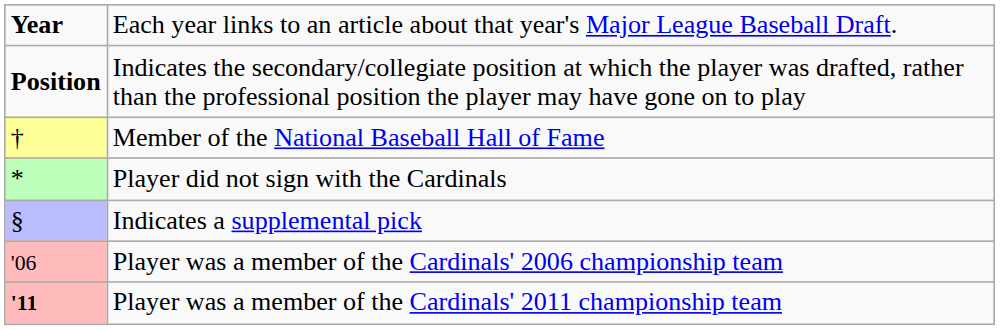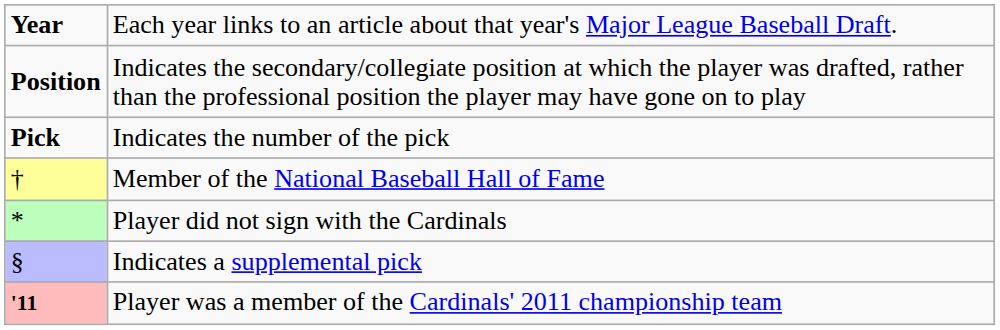+ row: (281, 137)
- row: (448, 261)
